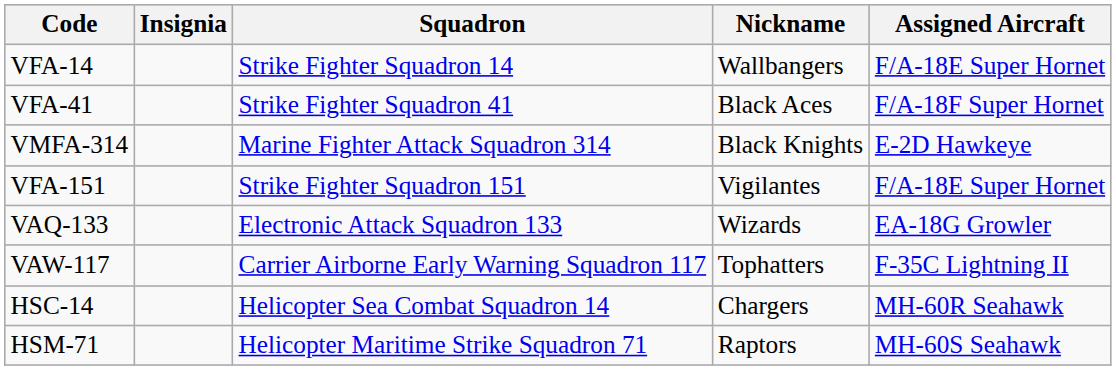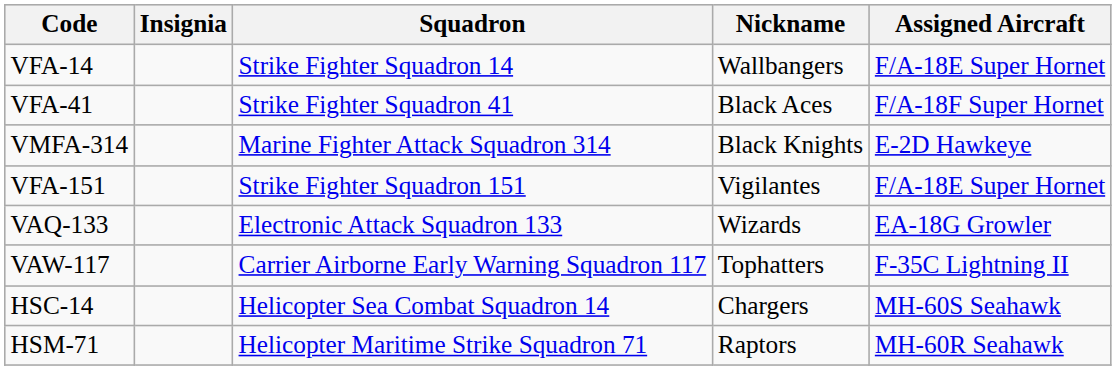(969, 305) MH-60R Seahawk -> (968, 305) MH-60S Seahawk
(968, 345) MH-60S Seahawk -> (969, 345) MH-60R Seahawk
